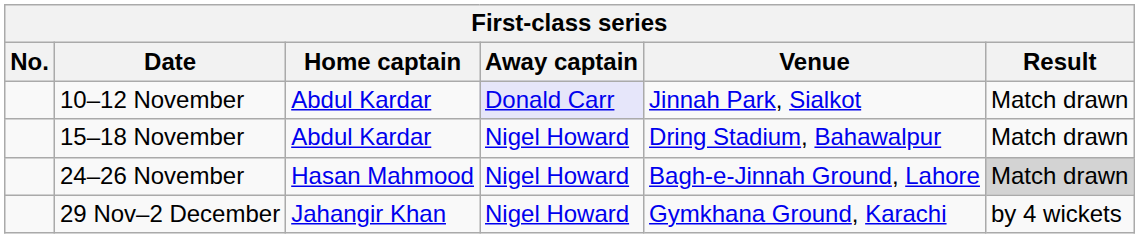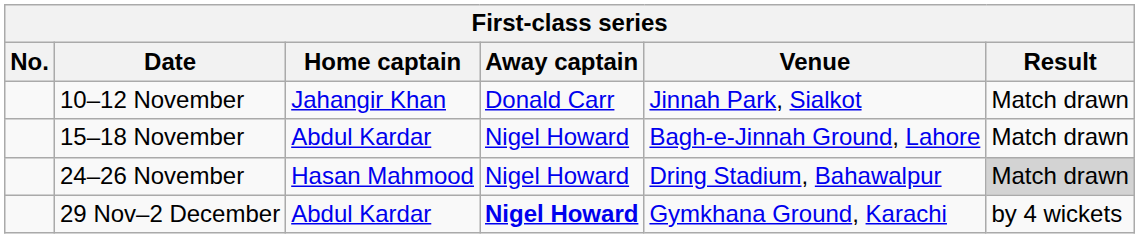(361, 99) Abdul Kardar -> (369, 99) Jahangir Khan
(550, 99) lavender background -> (550, 99) no background
(795, 137) Dring Stadium, Bahawalpur -> (815, 137) Bagh-e-Jinnah Ground, Lahore
(815, 175) Bagh-e-Jinnah Ground, Lahore -> (796, 175) Dring Stadium, Bahawalpur
(369, 213) Jahangir Khan -> (361, 213) Abdul Kardar
(557, 213) normal -> (562, 213) bold
